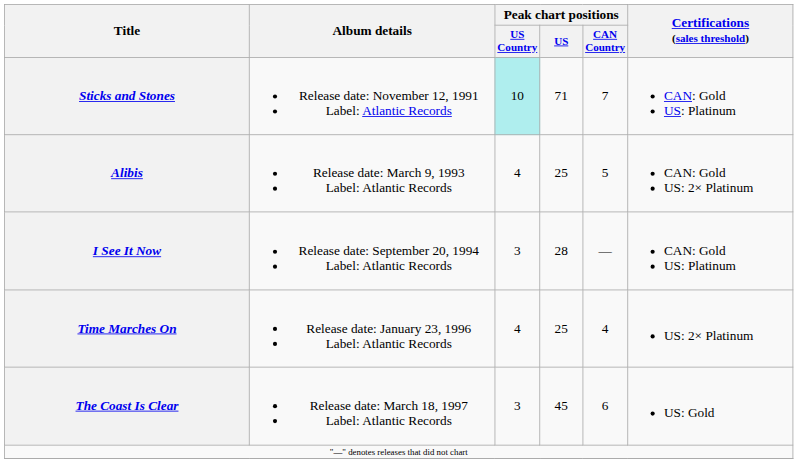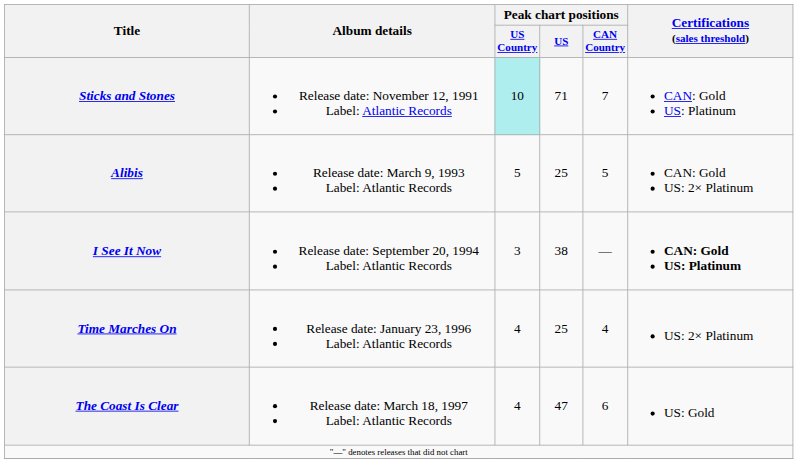(517, 173) 4 -> (517, 173) 5
(561, 251) 28 -> (561, 251) 38
(710, 258) normal -> (710, 258) bold
(517, 406) 3 -> (517, 406) 4
(561, 406) 45 -> (561, 406) 47
